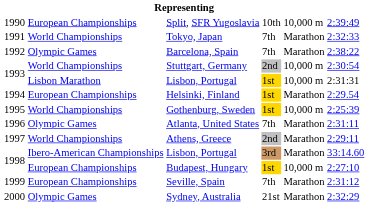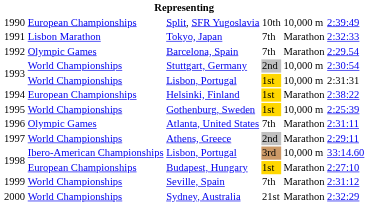(75, 37) World Championships -> (64, 37) Lisbon Marathon
(343, 51) 2:38:22 -> (343, 51) 2:29.54
(64, 80) Lisbon Marathon -> (75, 80) World Championships
(343, 95) 2:29.54 -> (343, 95) 2:38:22
(304, 153) Marathon -> (303, 153) 10,000 m
(303, 167) 10,000 m -> (304, 167) Marathon
(82, 182) European Championships -> (75, 182) World Championships
(62, 196) Olympic Games -> (75, 196) World Championships
